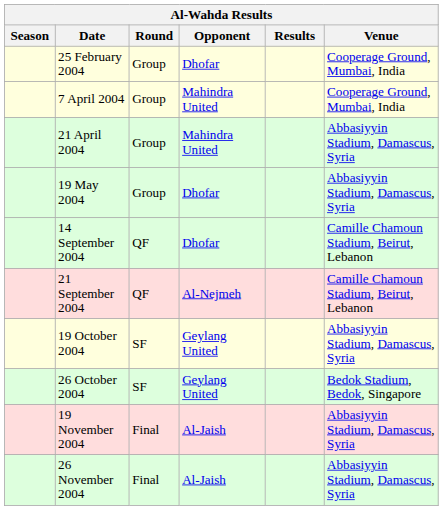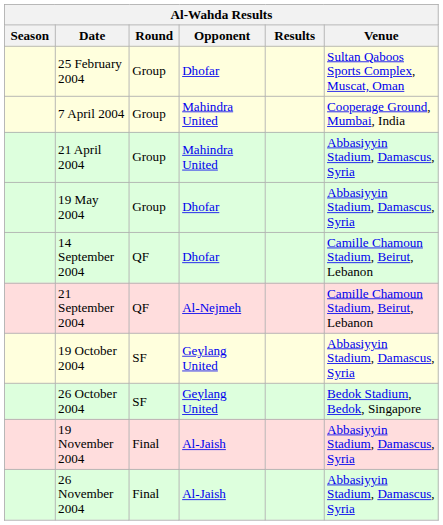(379, 63) Cooperage Ground, Mumbai, India -> (371, 71) Sultan Qaboos Sports Complex, Muscat, Oman
